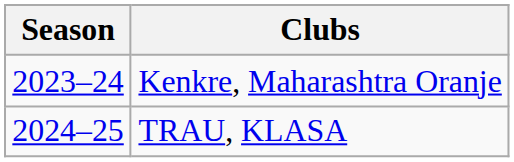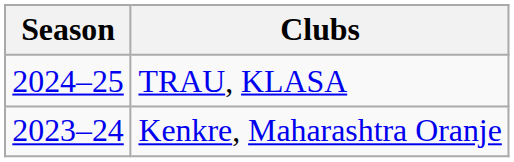rows swapped: (320, 80) <-> (243, 130)
